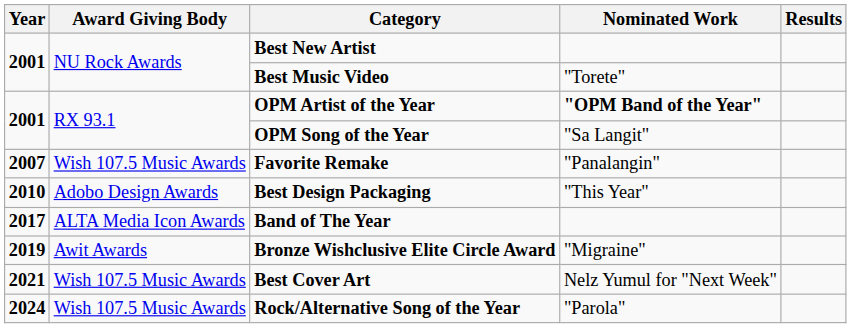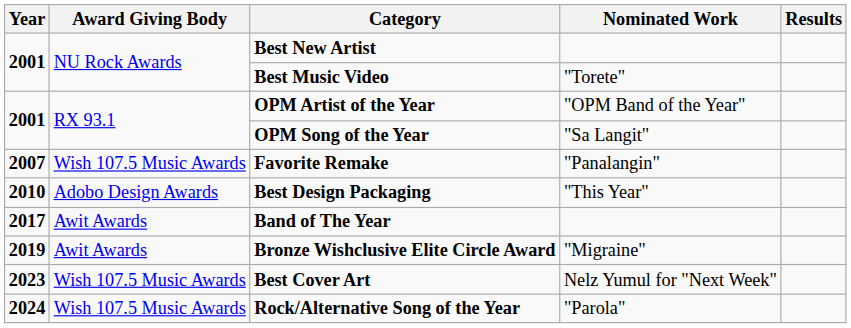(663, 105) bold -> (655, 105) normal
(149, 221) ALTA Media Icon Awards -> (100, 221) Awit Awards
(27, 279) 2021 -> (27, 279) 2023
